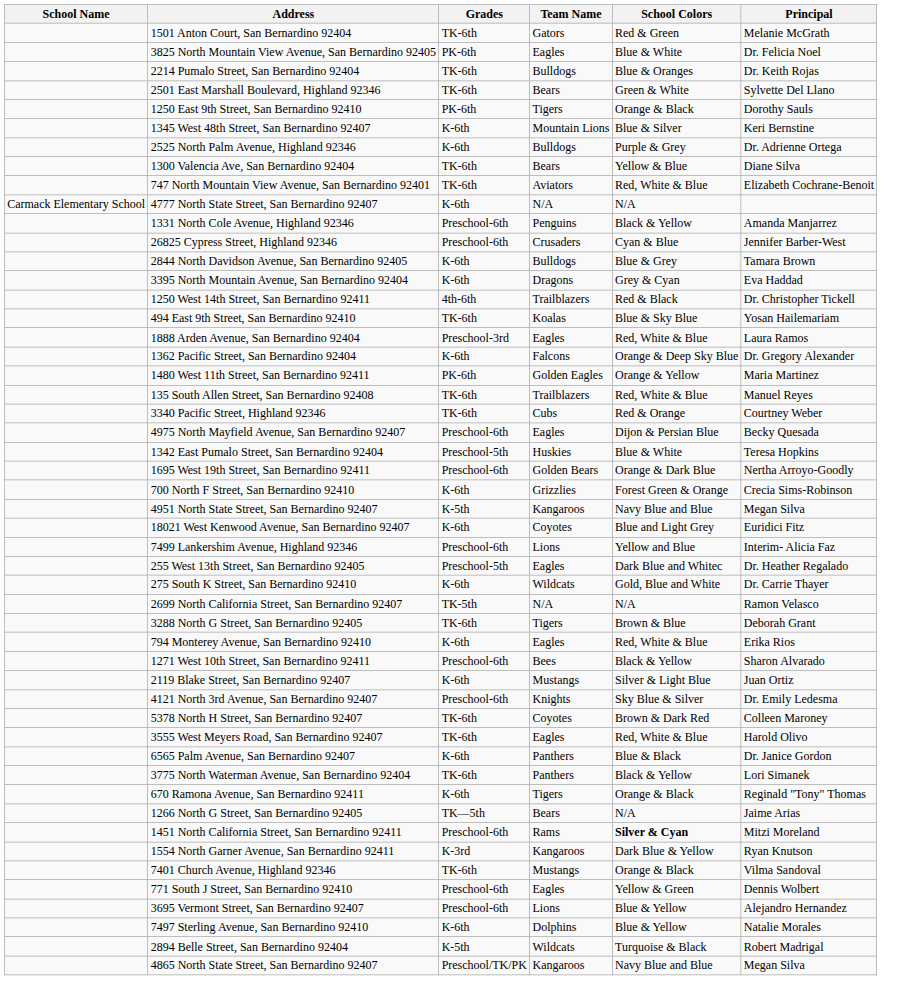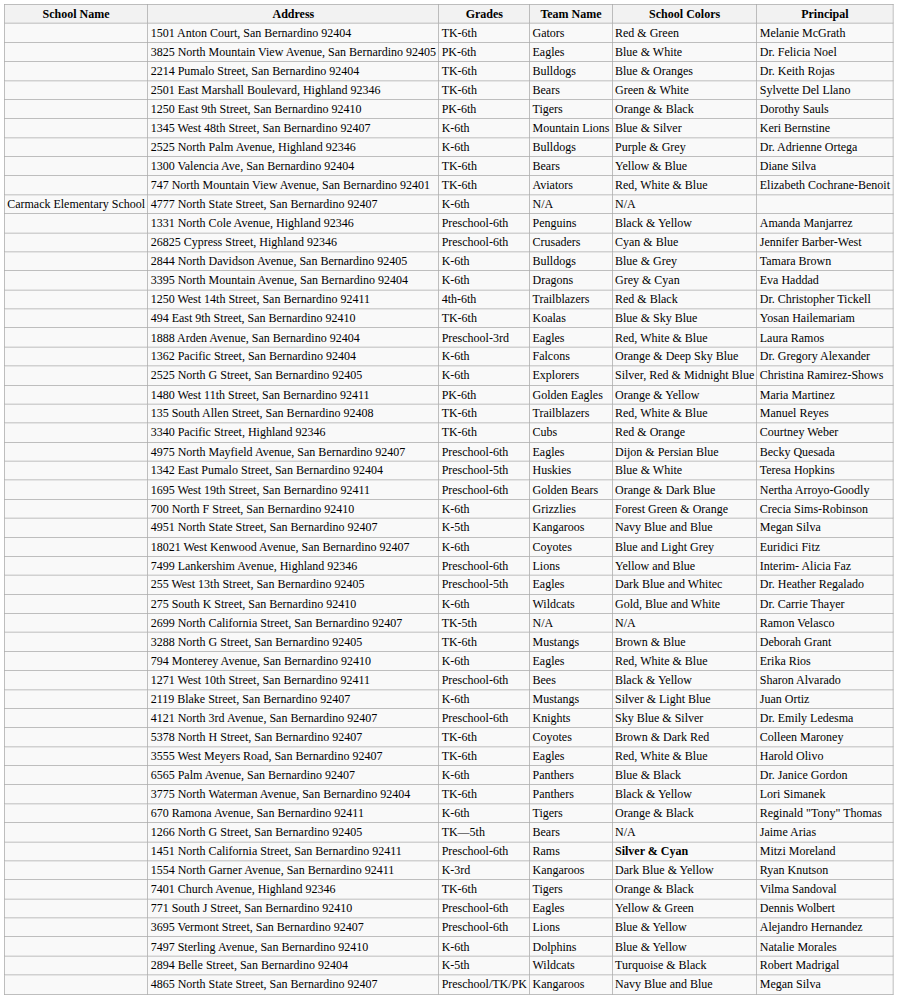+ row: (256, 375)
(548, 623) Tigers -> (556, 642) Mustangs
(556, 870) Mustangs -> (548, 889) Tigers
